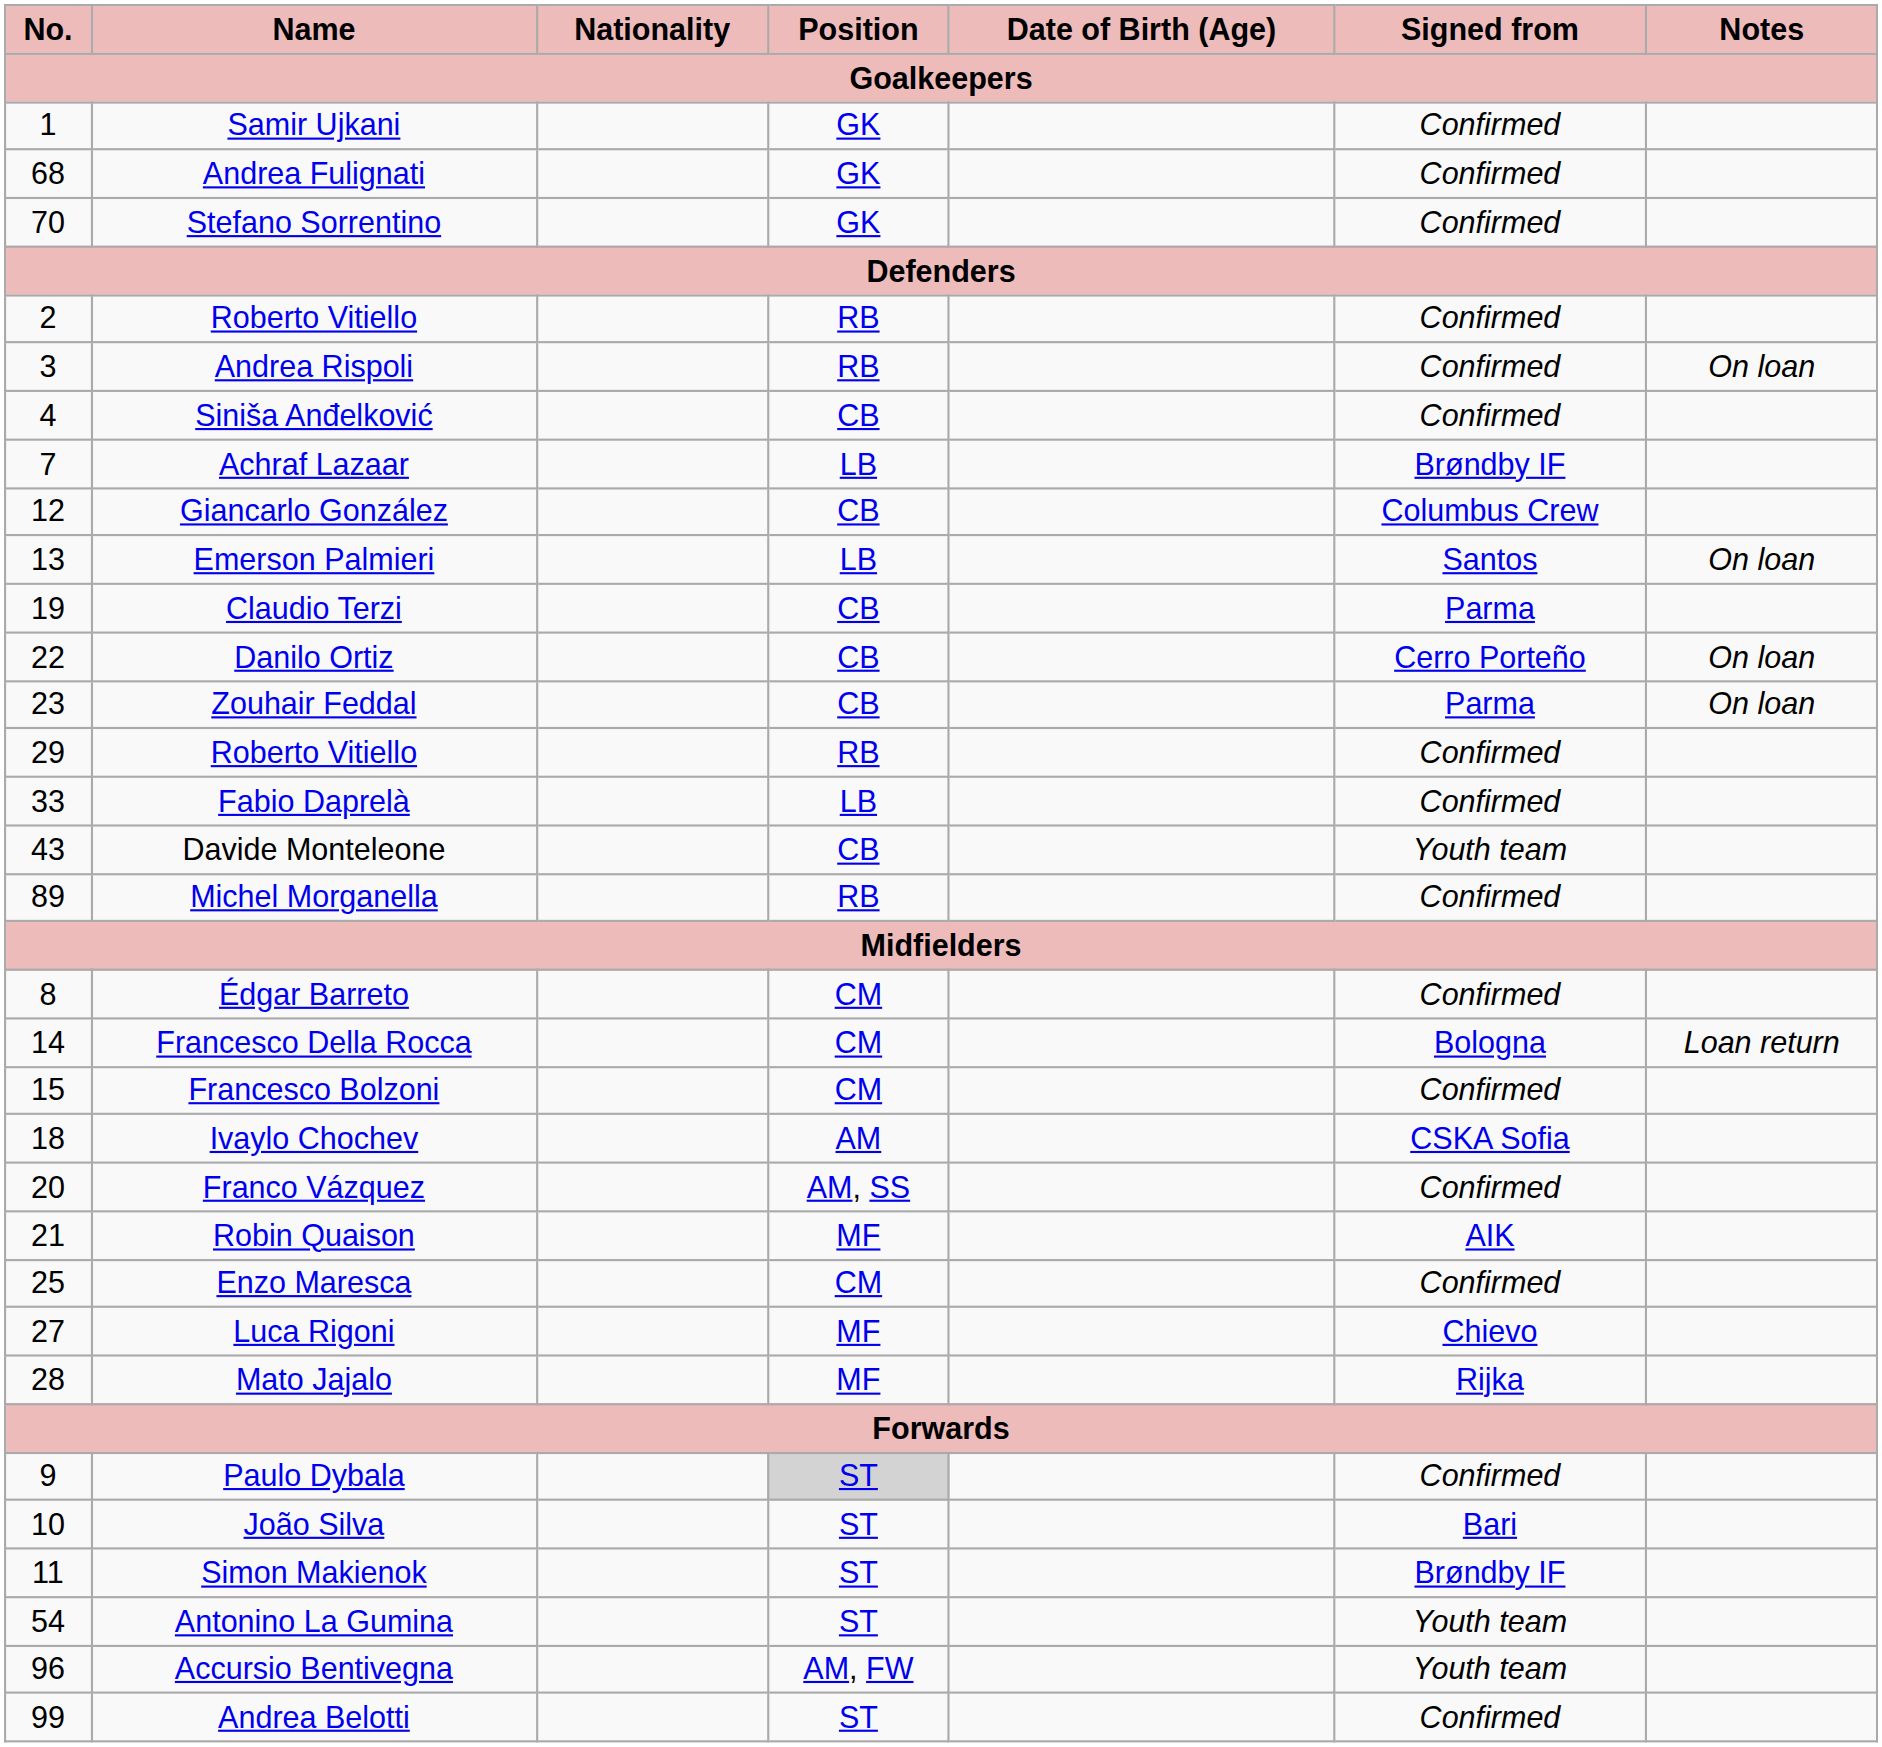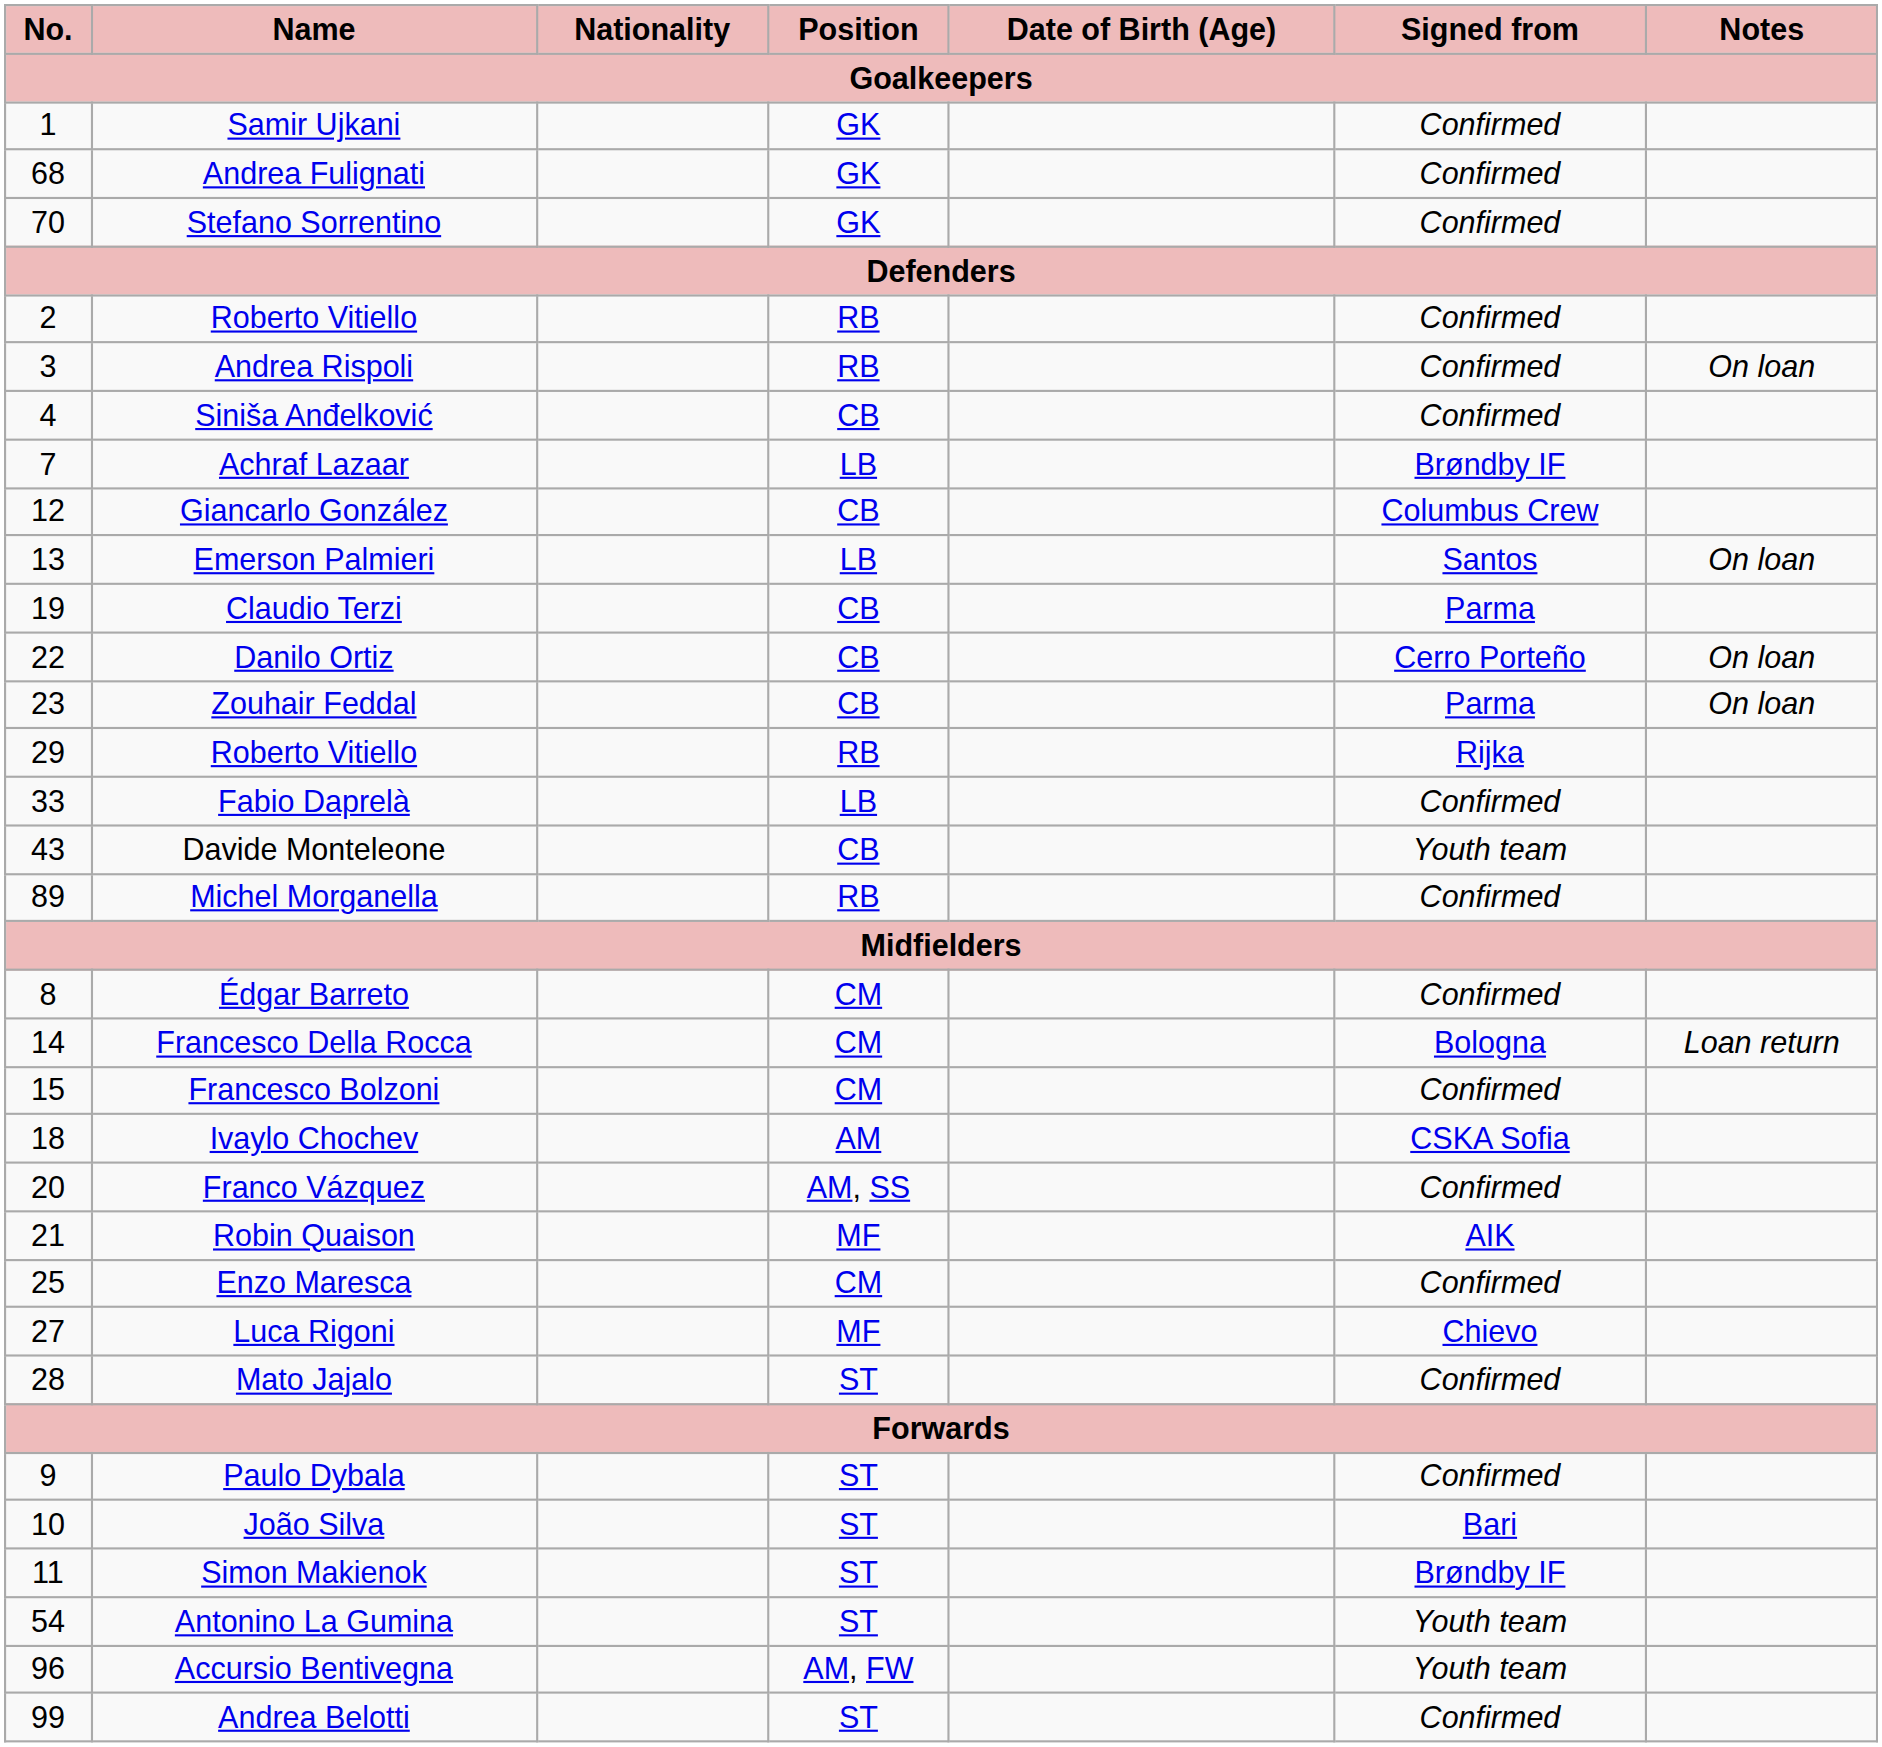(1490, 753) Confirmed -> (1490, 753) Rijka
(858, 1380) MF -> (858, 1380) ST
(1490, 1380) Rijka -> (1490, 1380) Confirmed
(858, 1476) lightgrey background -> (858, 1476) no background
